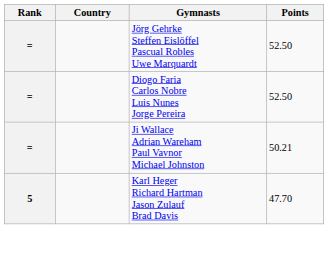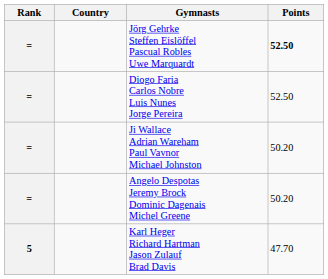(281, 46) normal -> (282, 46) bold
(281, 147) 50.21 -> (282, 147) 50.20
+ row: (167, 198)
